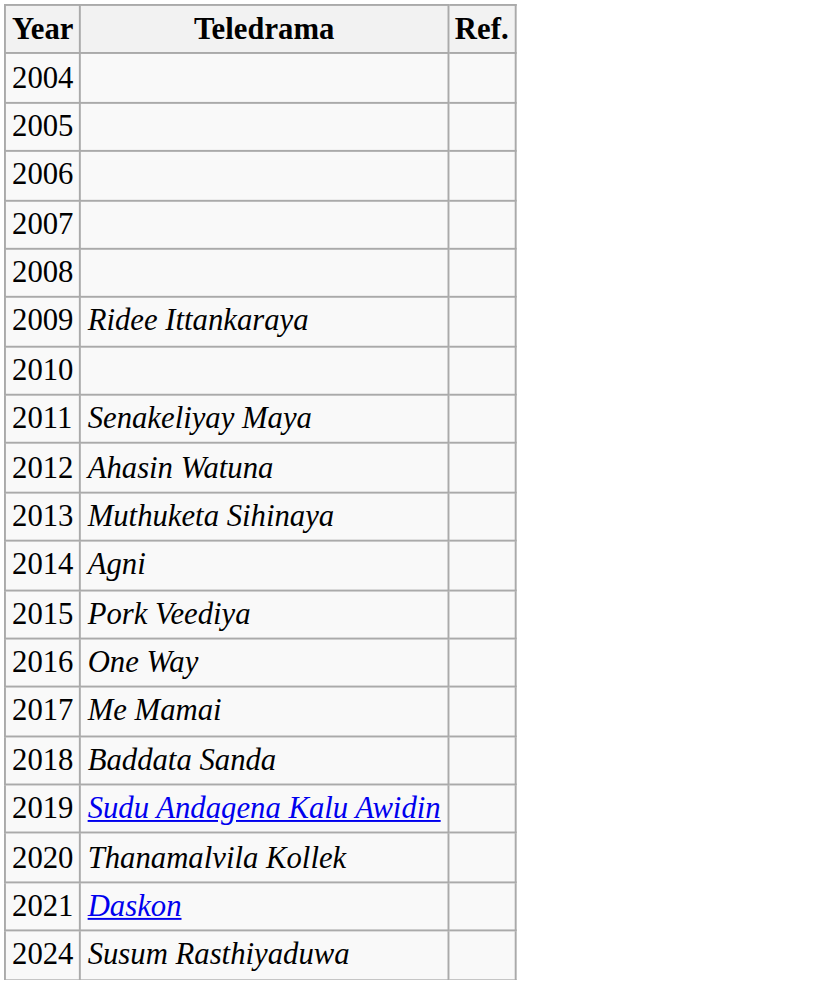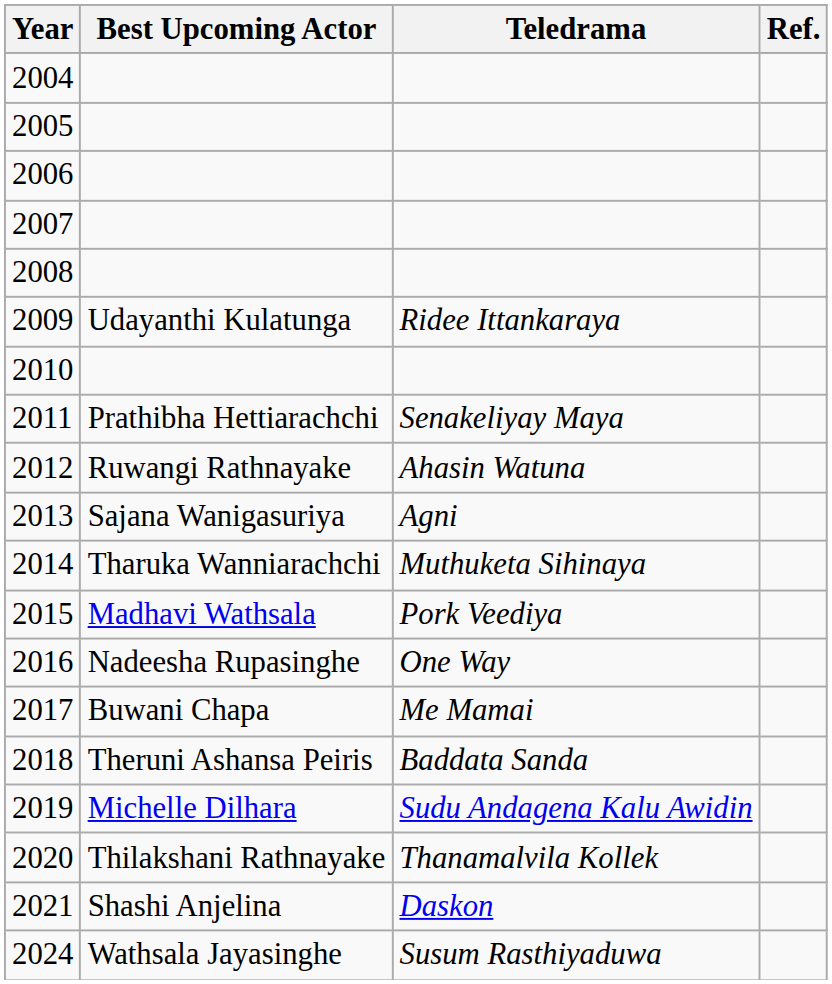+ column: (236, 28)
(211, 516) Muthuketa Sihinaya -> (429, 516) Agni
(117, 564) Agni -> (523, 564) Muthuketa Sihinaya
